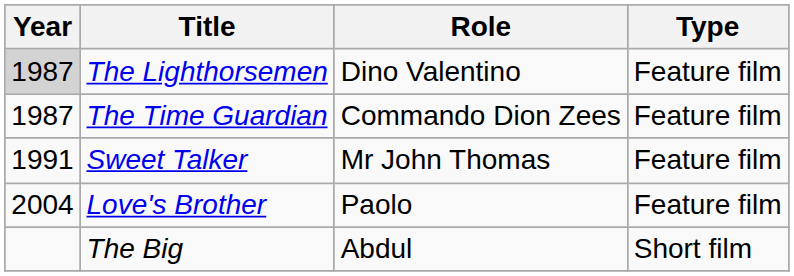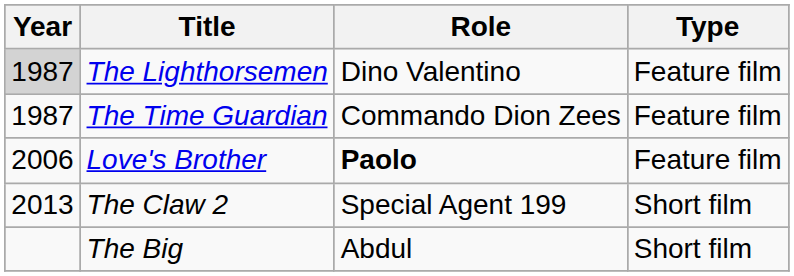- row: (167, 159)
(42, 204) 2004 -> (42, 159) 2006
(376, 204) normal -> (379, 159) bold
+ row: (157, 204)
